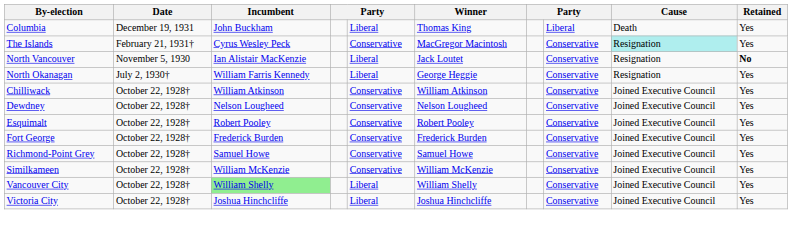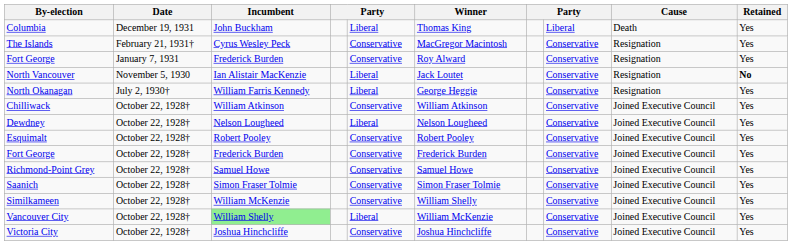(637, 43) paleturquoise background -> (637, 43) no background
+ row: (31, 59)
(376, 106) Conservative -> (364, 122) Liberal
+ row: (22, 185)
(455, 169) William McKenzie -> (447, 201) William Shelly
(447, 185) William Shelly -> (455, 216) William McKenzie
(364, 201) Liberal -> (376, 232) Conservative
